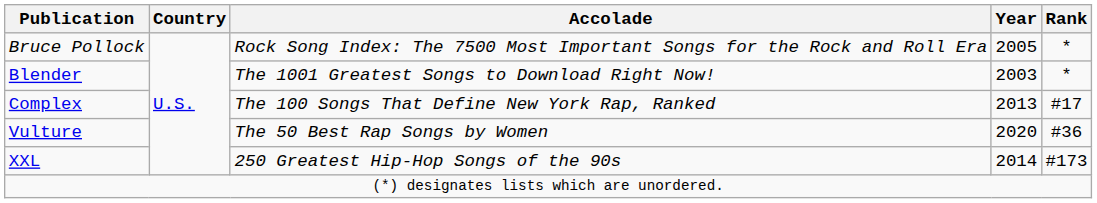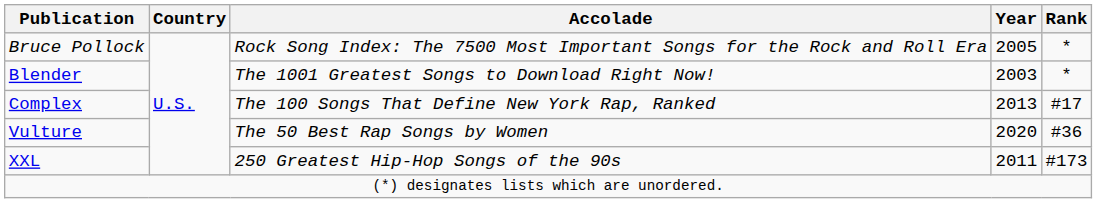(1016, 161) 2014 -> (1016, 161) 2011
